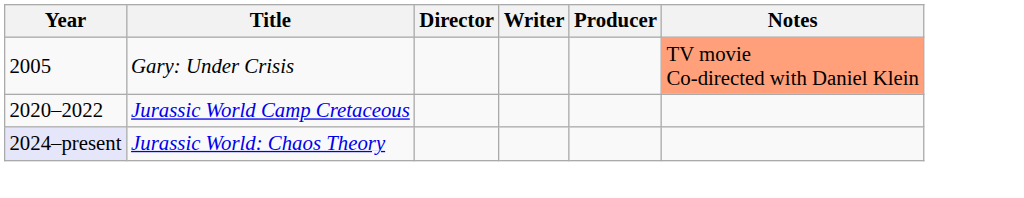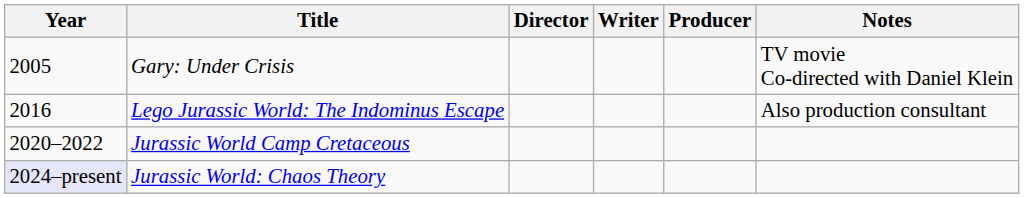(793, 65) lightsalmon background -> (887, 65) no background
+ row: (318, 110)
